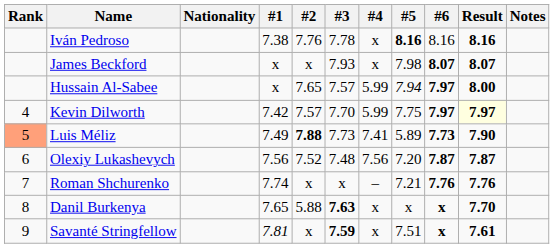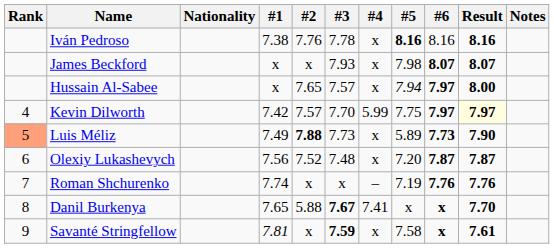(375, 87) 5.99 -> (375, 87) x
(375, 135) 7.41 -> (375, 135) x
(375, 159) 7.56 -> (375, 159) x
(408, 183) 7.21 -> (408, 183) 7.19
(342, 207) 7.63 -> (342, 207) 7.67
(375, 207) x -> (375, 207) 7.41
(408, 231) 7.51 -> (408, 231) 7.58
